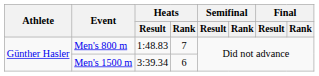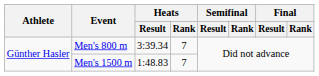(153, 46) 1:48.83 -> (153, 46) 3:39.34
(153, 62) 3:39.34 -> (153, 62) 1:48.83
(184, 62) 6 -> (184, 62) 7
